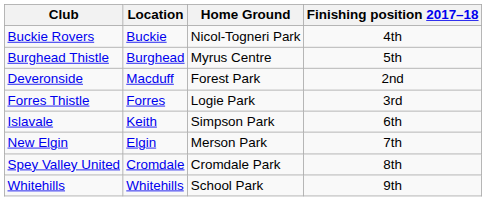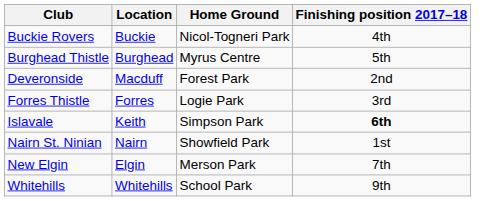(393, 121) normal -> (381, 121) bold
+ row: (55, 143)
- row: (64, 164)
